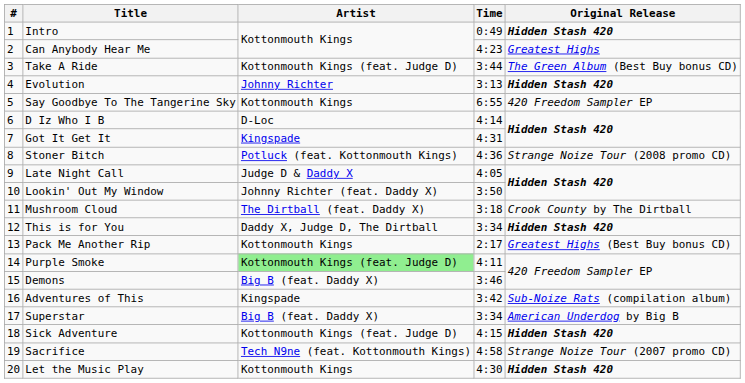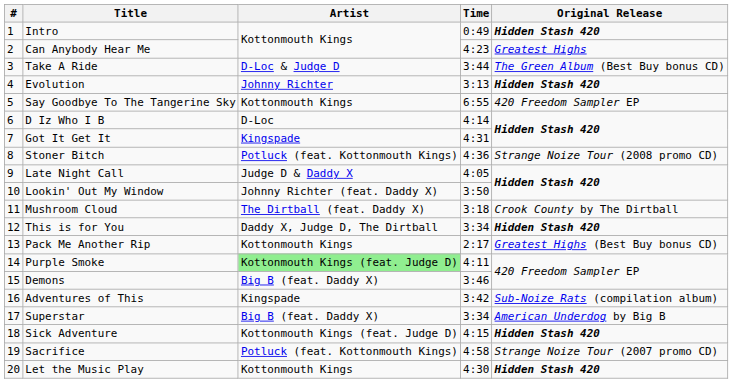(349, 67) Kottonmouth Kings (feat. Judge D) -> (290, 67) D-Loc & Judge D
(356, 351) Tech N9ne (feat. Kottonmouth Kings) -> (349, 351) Potluck (feat. Kottonmouth Kings)
